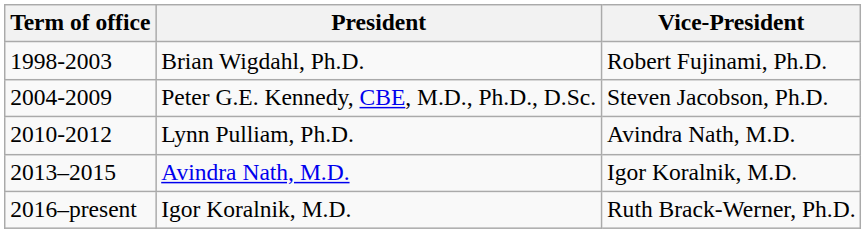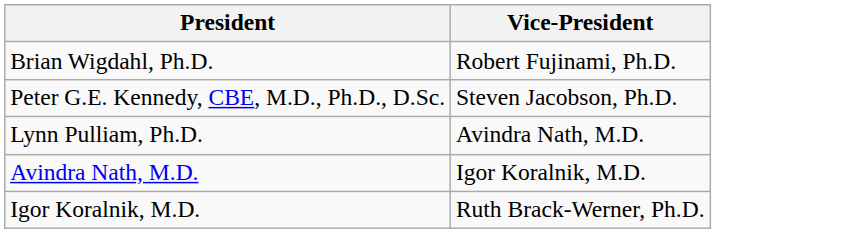- column: (80, 23)
